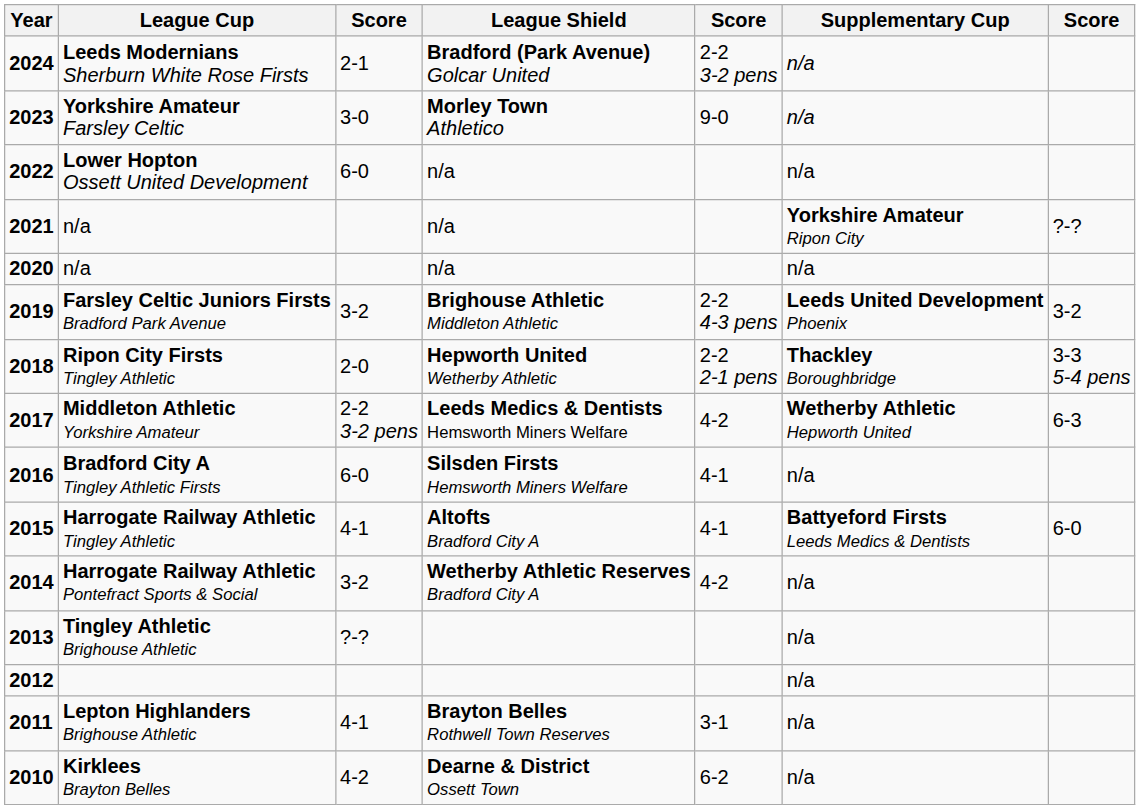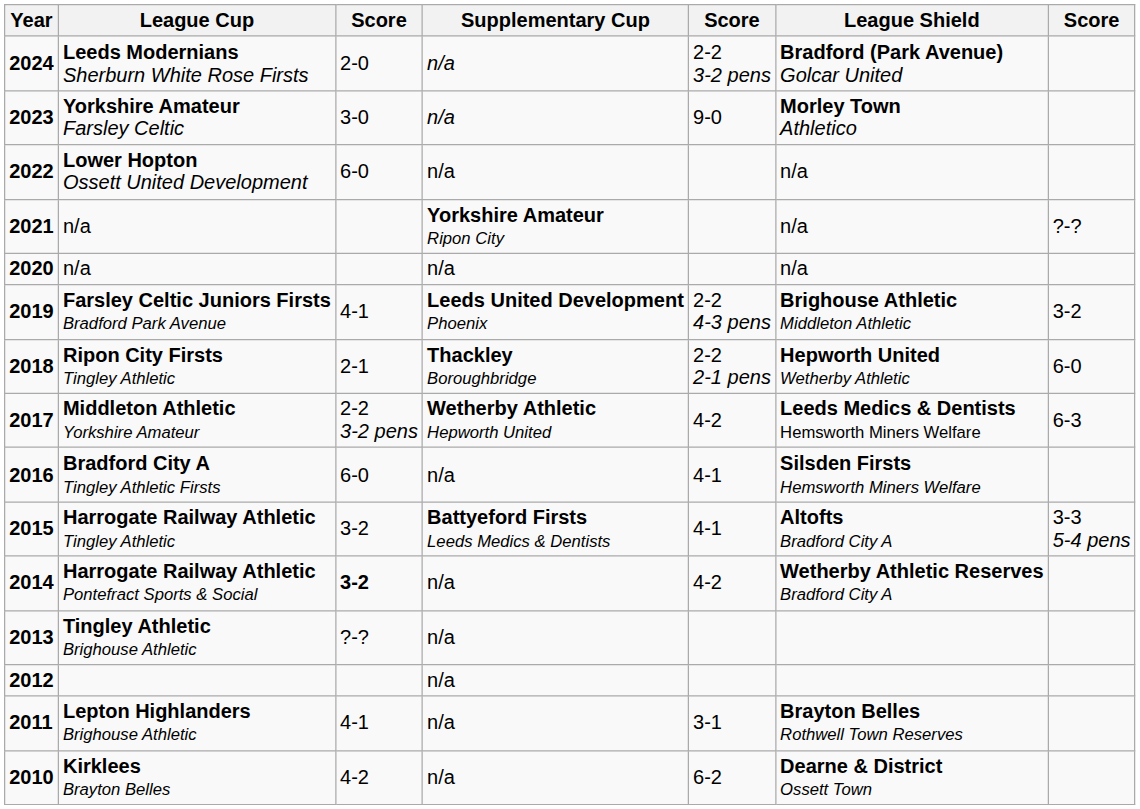columns swapped: (559, 20) <-> (915, 20)
(355, 63) 2-1 -> (355, 63) 2-0
(355, 311) 3-2 -> (355, 311) 4-1
(355, 366) 2-0 -> (355, 366) 2-1
(1092, 366) 3-3 5-4 pens -> (1067, 366) 6-0
(355, 528) 4-1 -> (355, 528) 3-2
(1067, 528) 6-0 -> (1092, 528) 3-3 5-4 pens
(355, 583) normal -> (355, 583) bold
